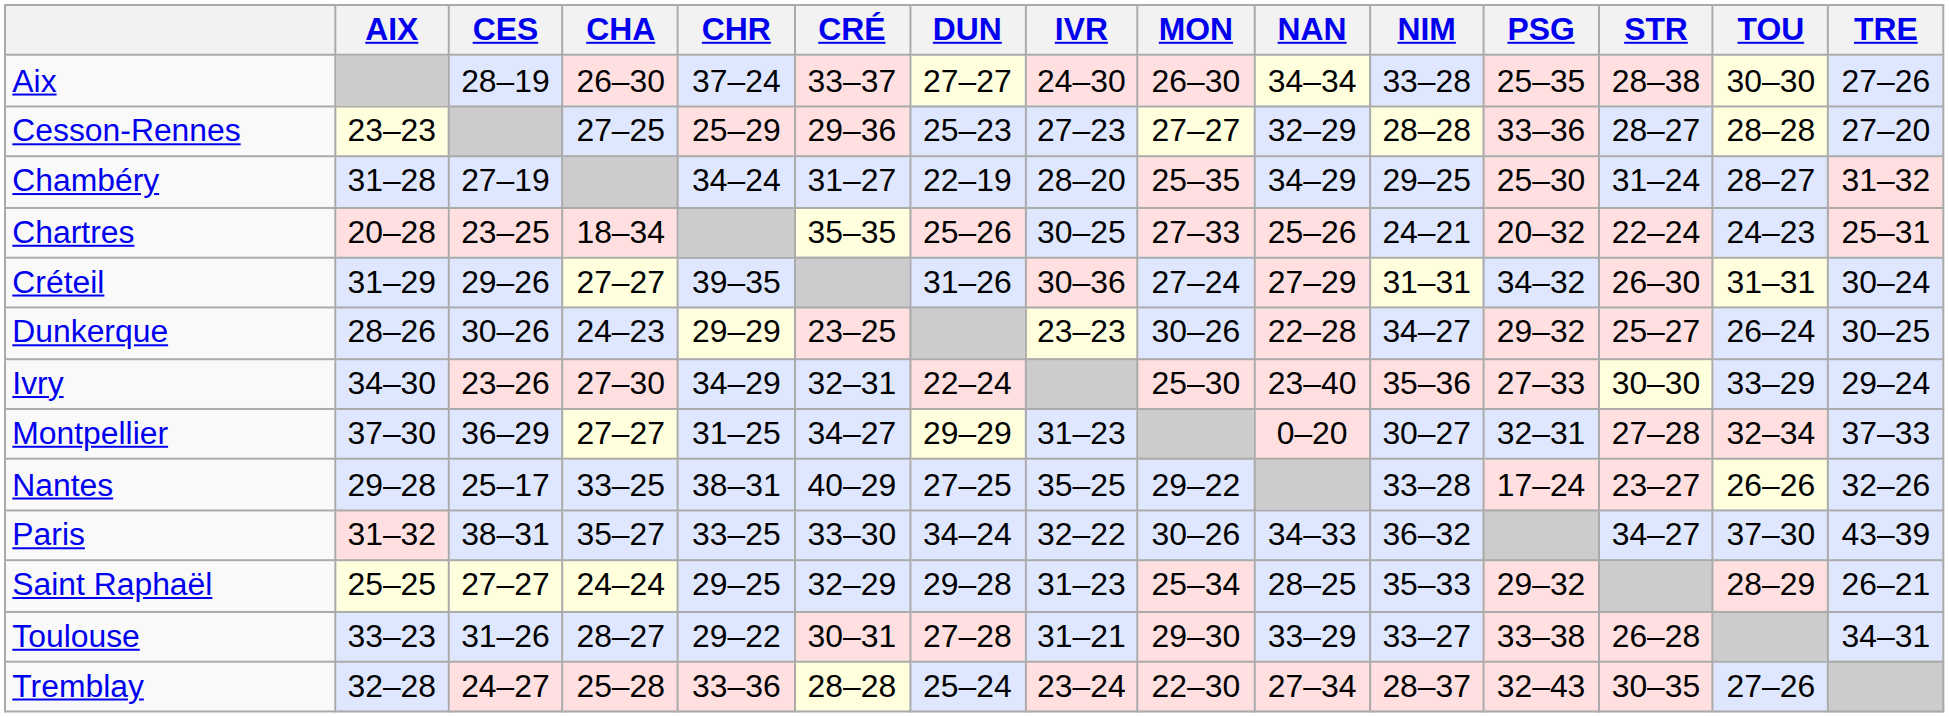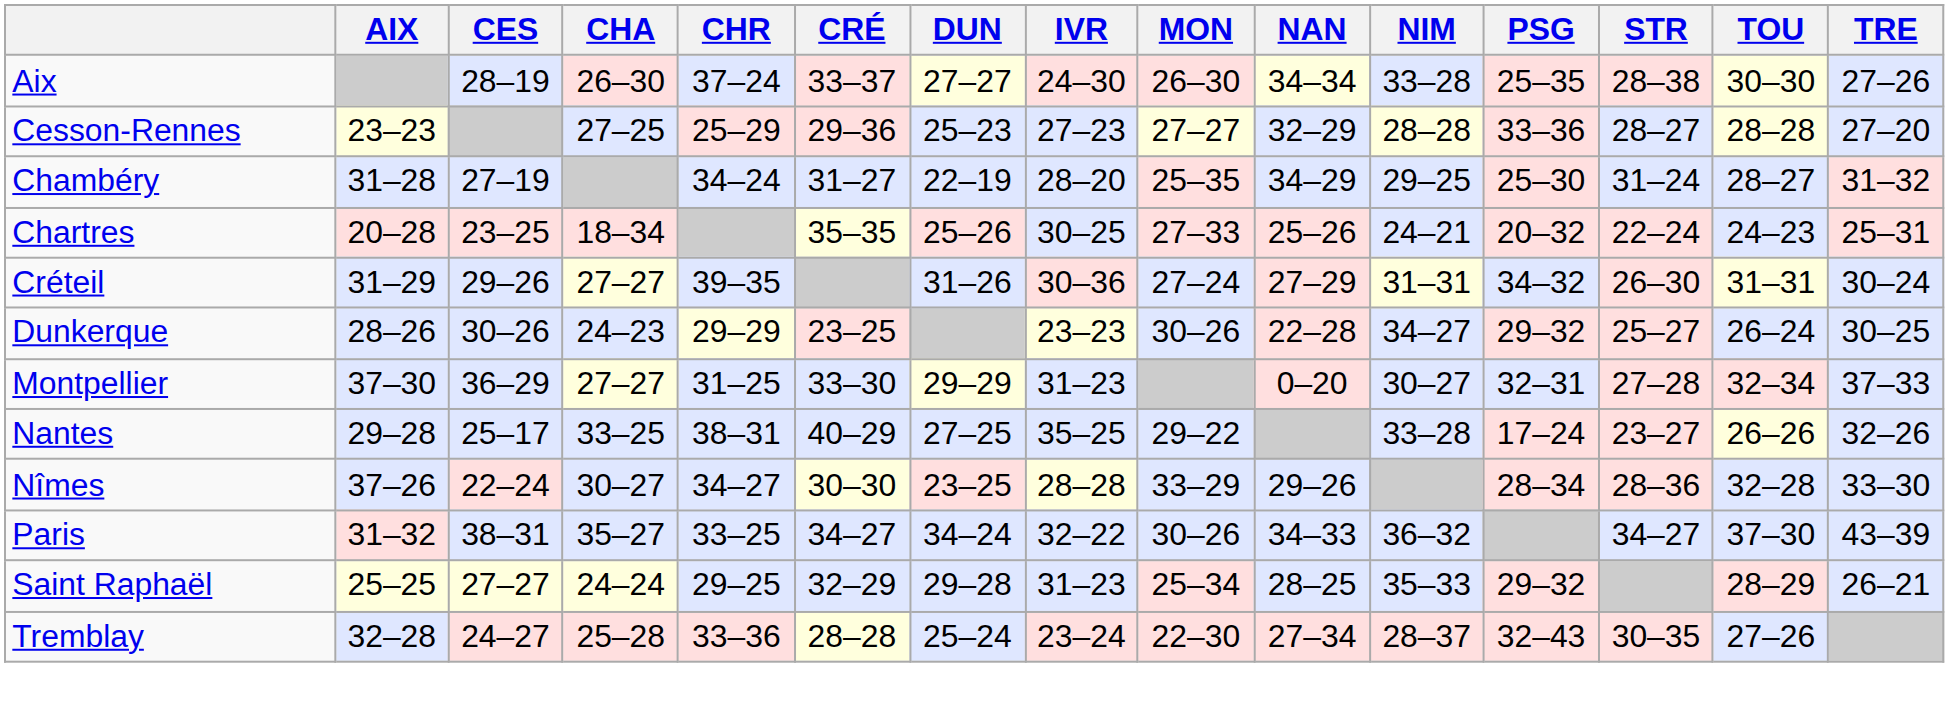- row: (38, 383)
(852, 433) 34–27 -> (852, 383) 33–30
+ row: (58, 484)
(852, 534) 33–30 -> (852, 534) 34–27
- row: (76, 635)
